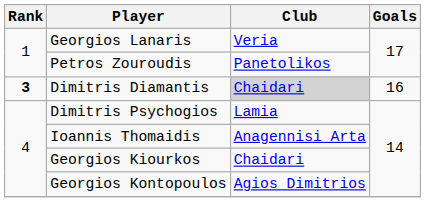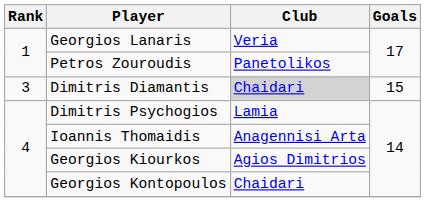(26, 88) bold -> (26, 88) normal
(395, 88) 16 -> (395, 88) 15
(269, 160) Chaidari -> (300, 160) Agios Dimitrios
(300, 184) Agios Dimitrios -> (269, 184) Chaidari
